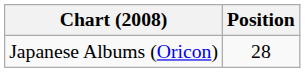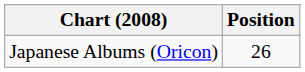(261, 51) 28 -> (261, 51) 26
